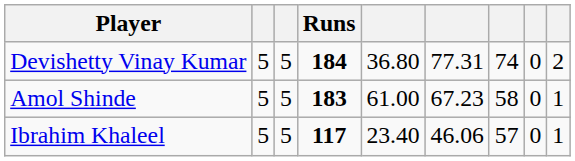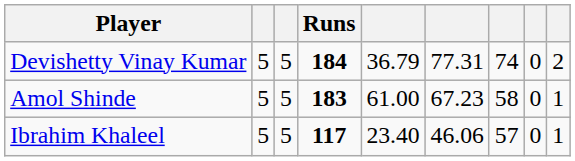(393, 60) 36.80 -> (393, 60) 36.79
